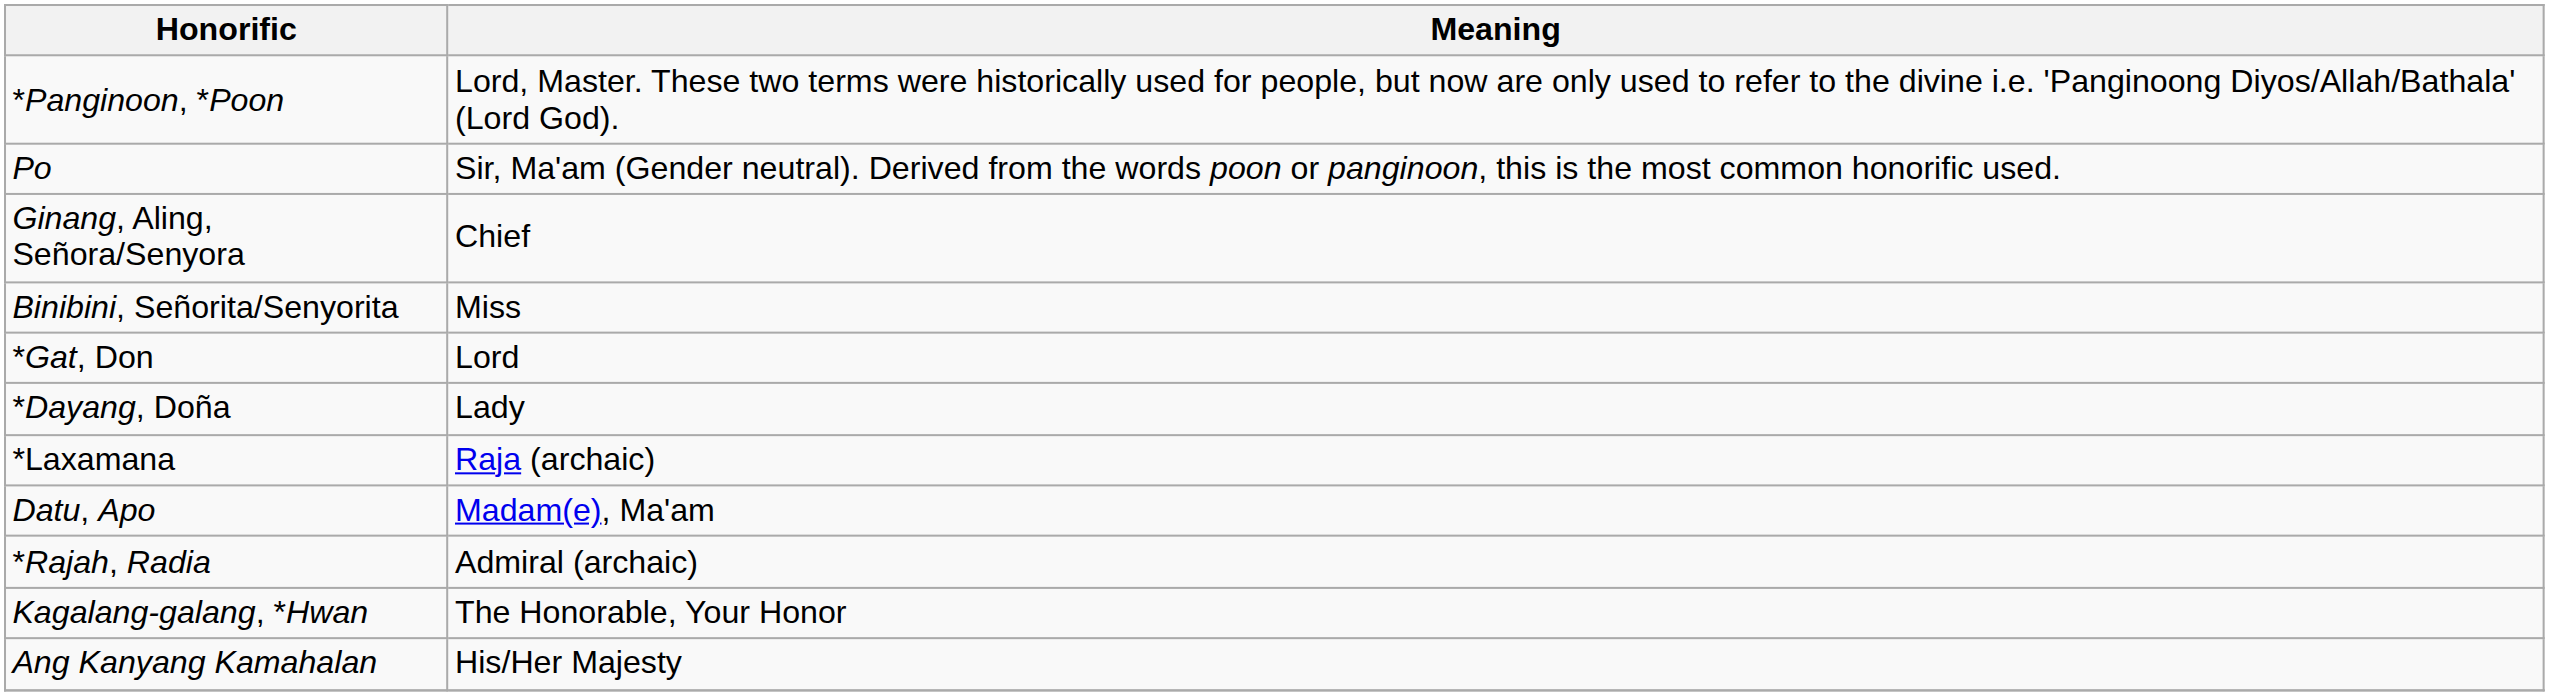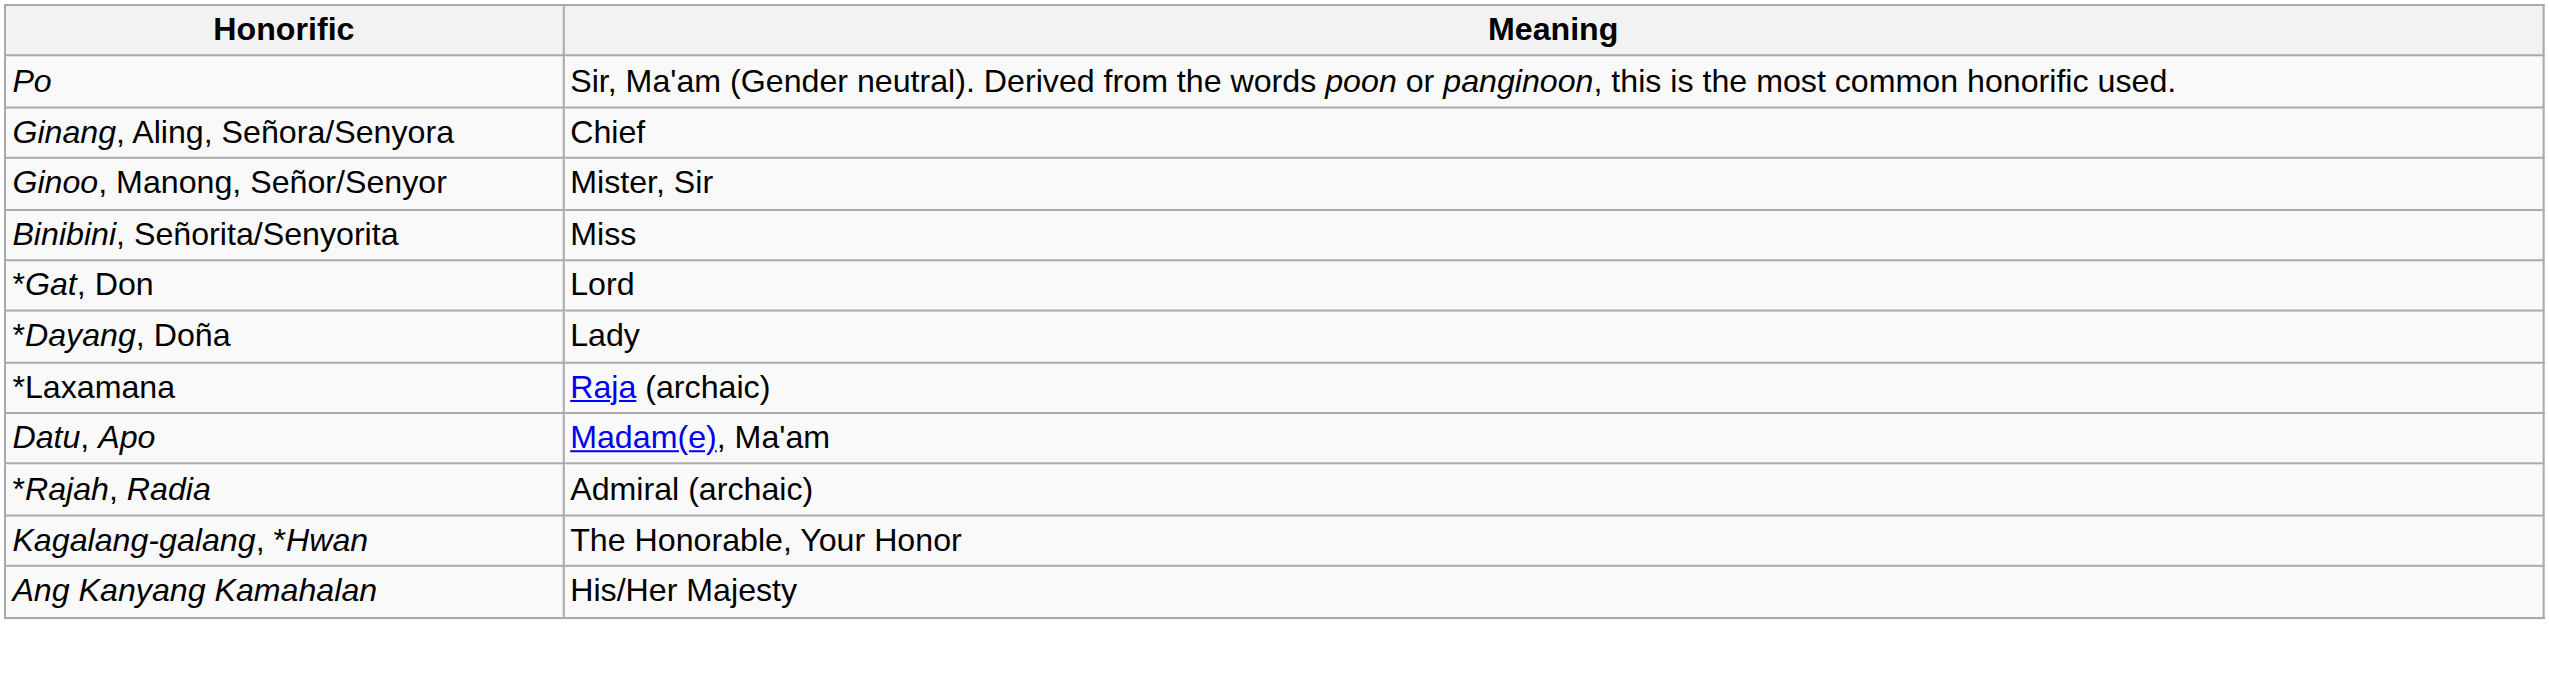- row: (148, 99)
+ row: (230, 183)
